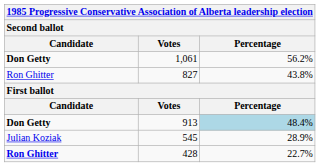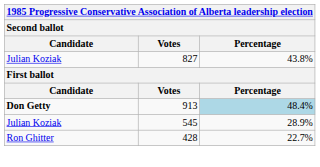- row: (186, 59)
(30, 75) Ron Ghitter -> (34, 59) Julian Koziak
(32, 153) bold -> (30, 138) normal
